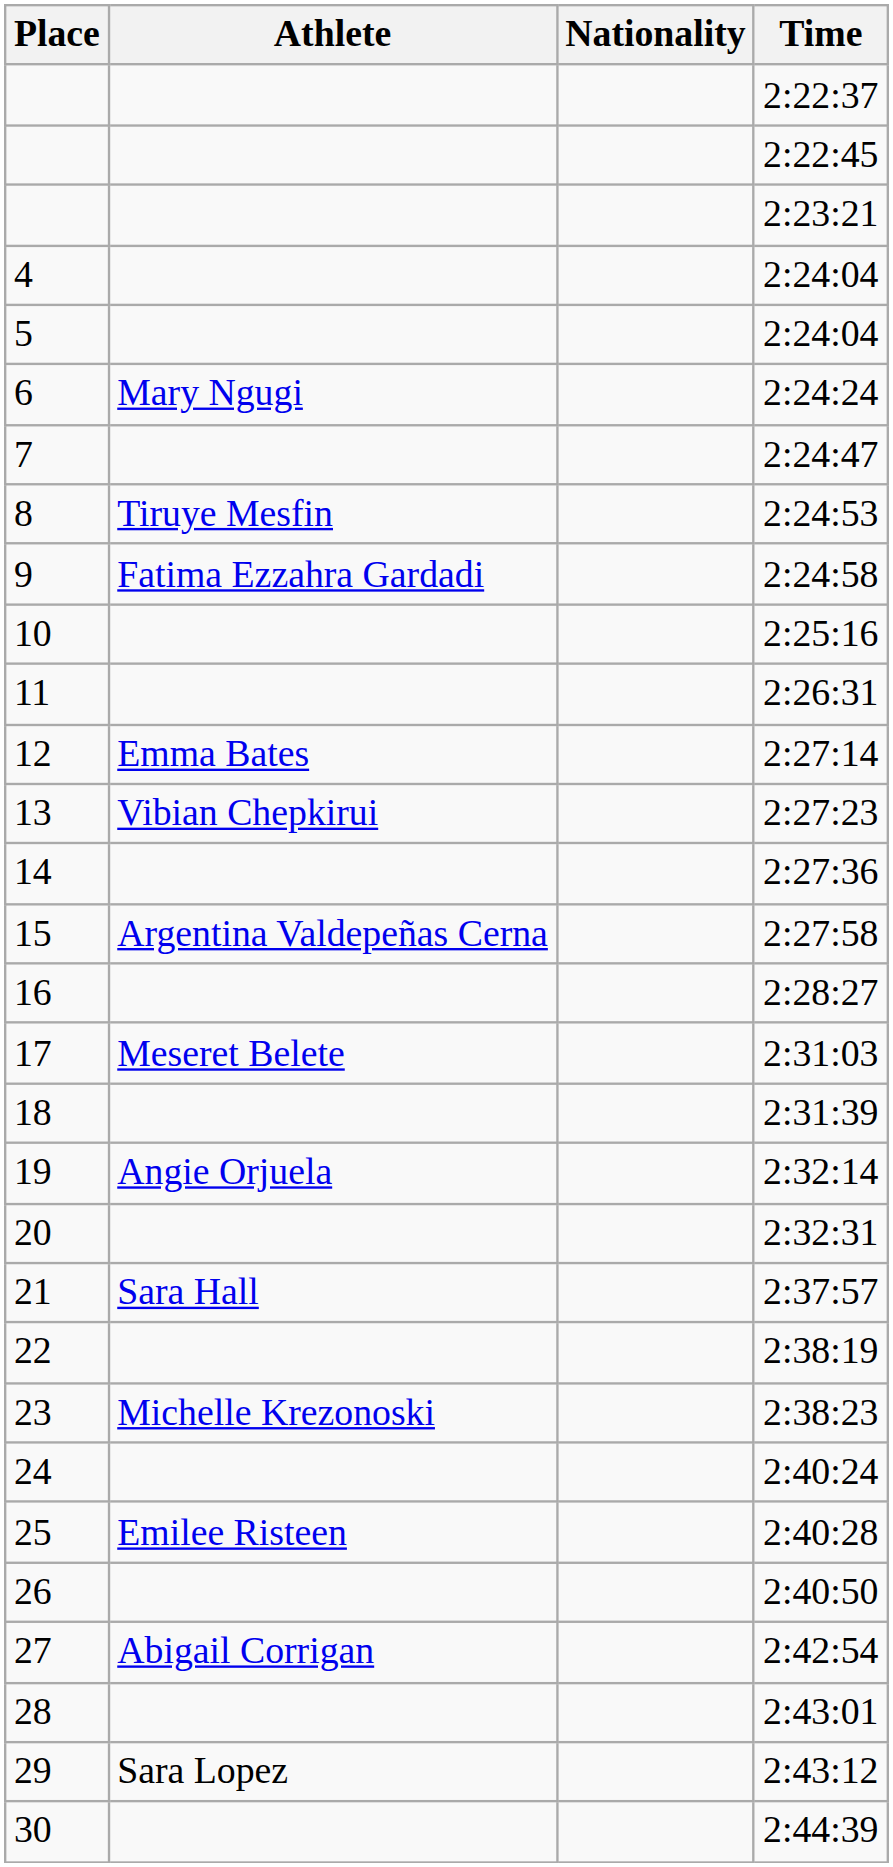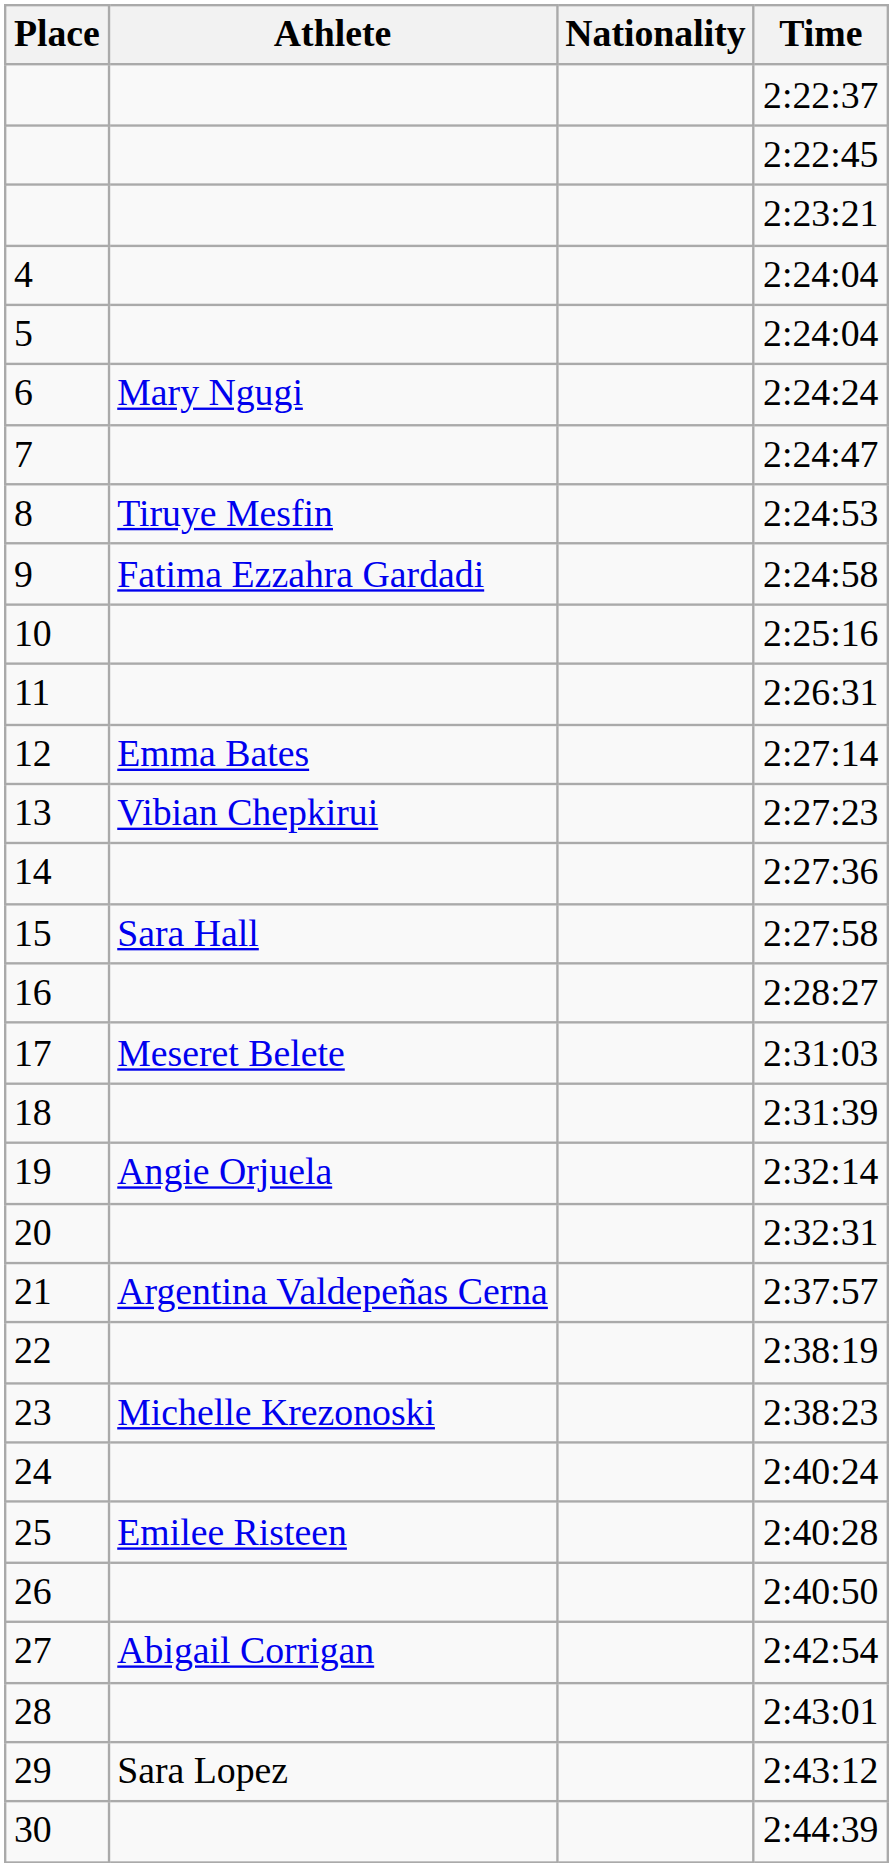(333, 932) Argentina Valdepeñas Cerna -> (188, 932) Sara Hall
(188, 1292) Sara Hall -> (333, 1292) Argentina Valdepeñas Cerna
